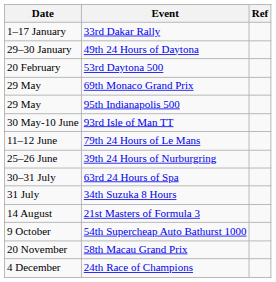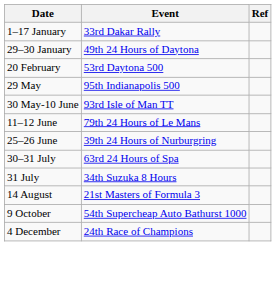- row: (139, 85)
- row: (136, 249)
